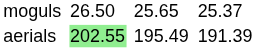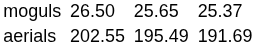(97, 36) lightgreen background -> (97, 36) no background
(225, 36) 191.39 -> (225, 36) 191.69
